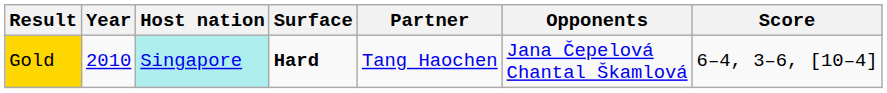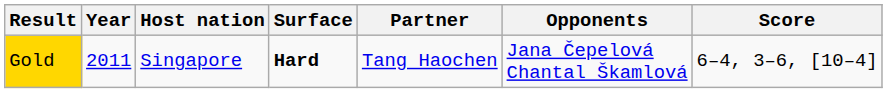(109, 62) 2010 -> (109, 62) 2011
(191, 62) paleturquoise background -> (191, 62) no background
